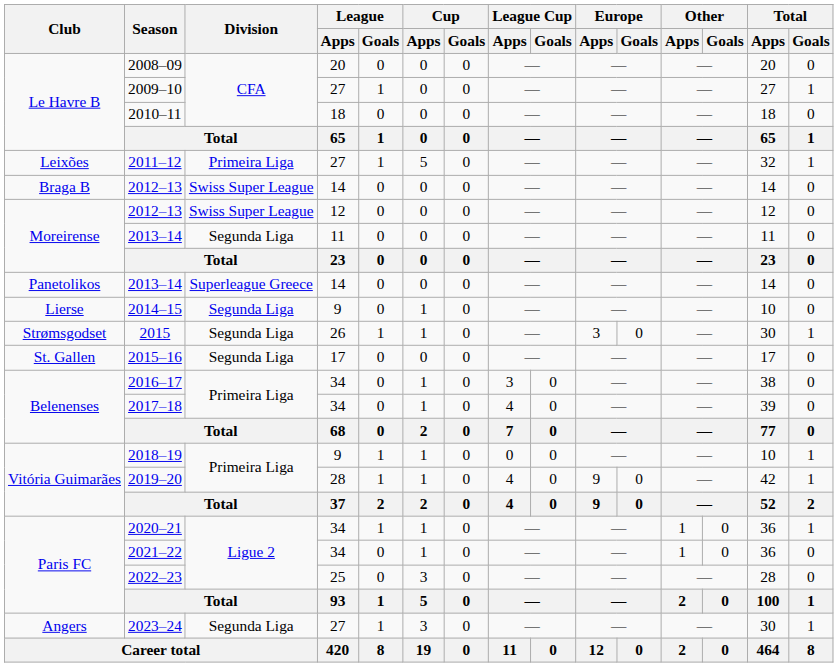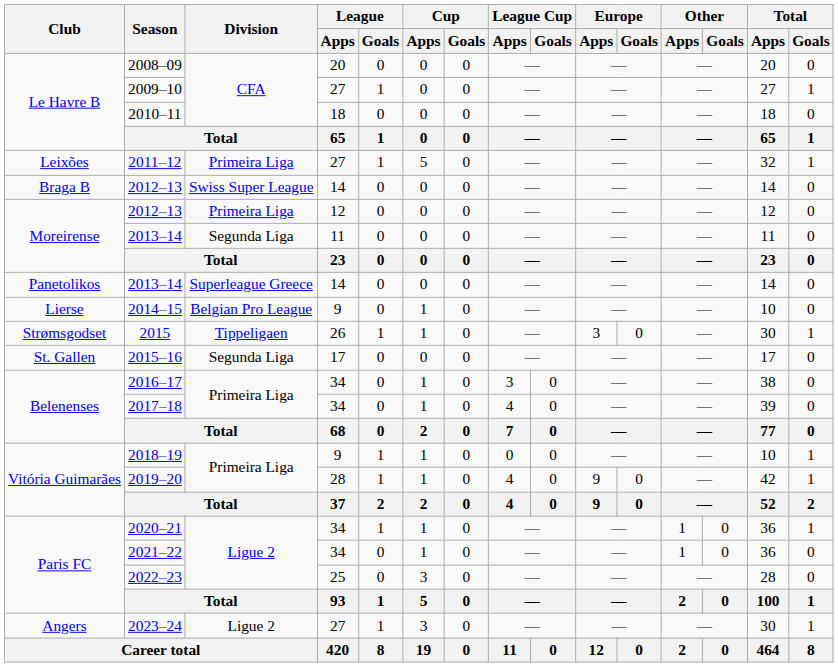(251, 211) Swiss Super League -> (251, 211) Primeira Liga
(251, 308) Segunda Liga -> (251, 308) Belgian Pro League
(251, 333) Segunda Liga -> (251, 333) Tippeligaen
(251, 625) Segunda Liga -> (251, 625) Ligue 2
